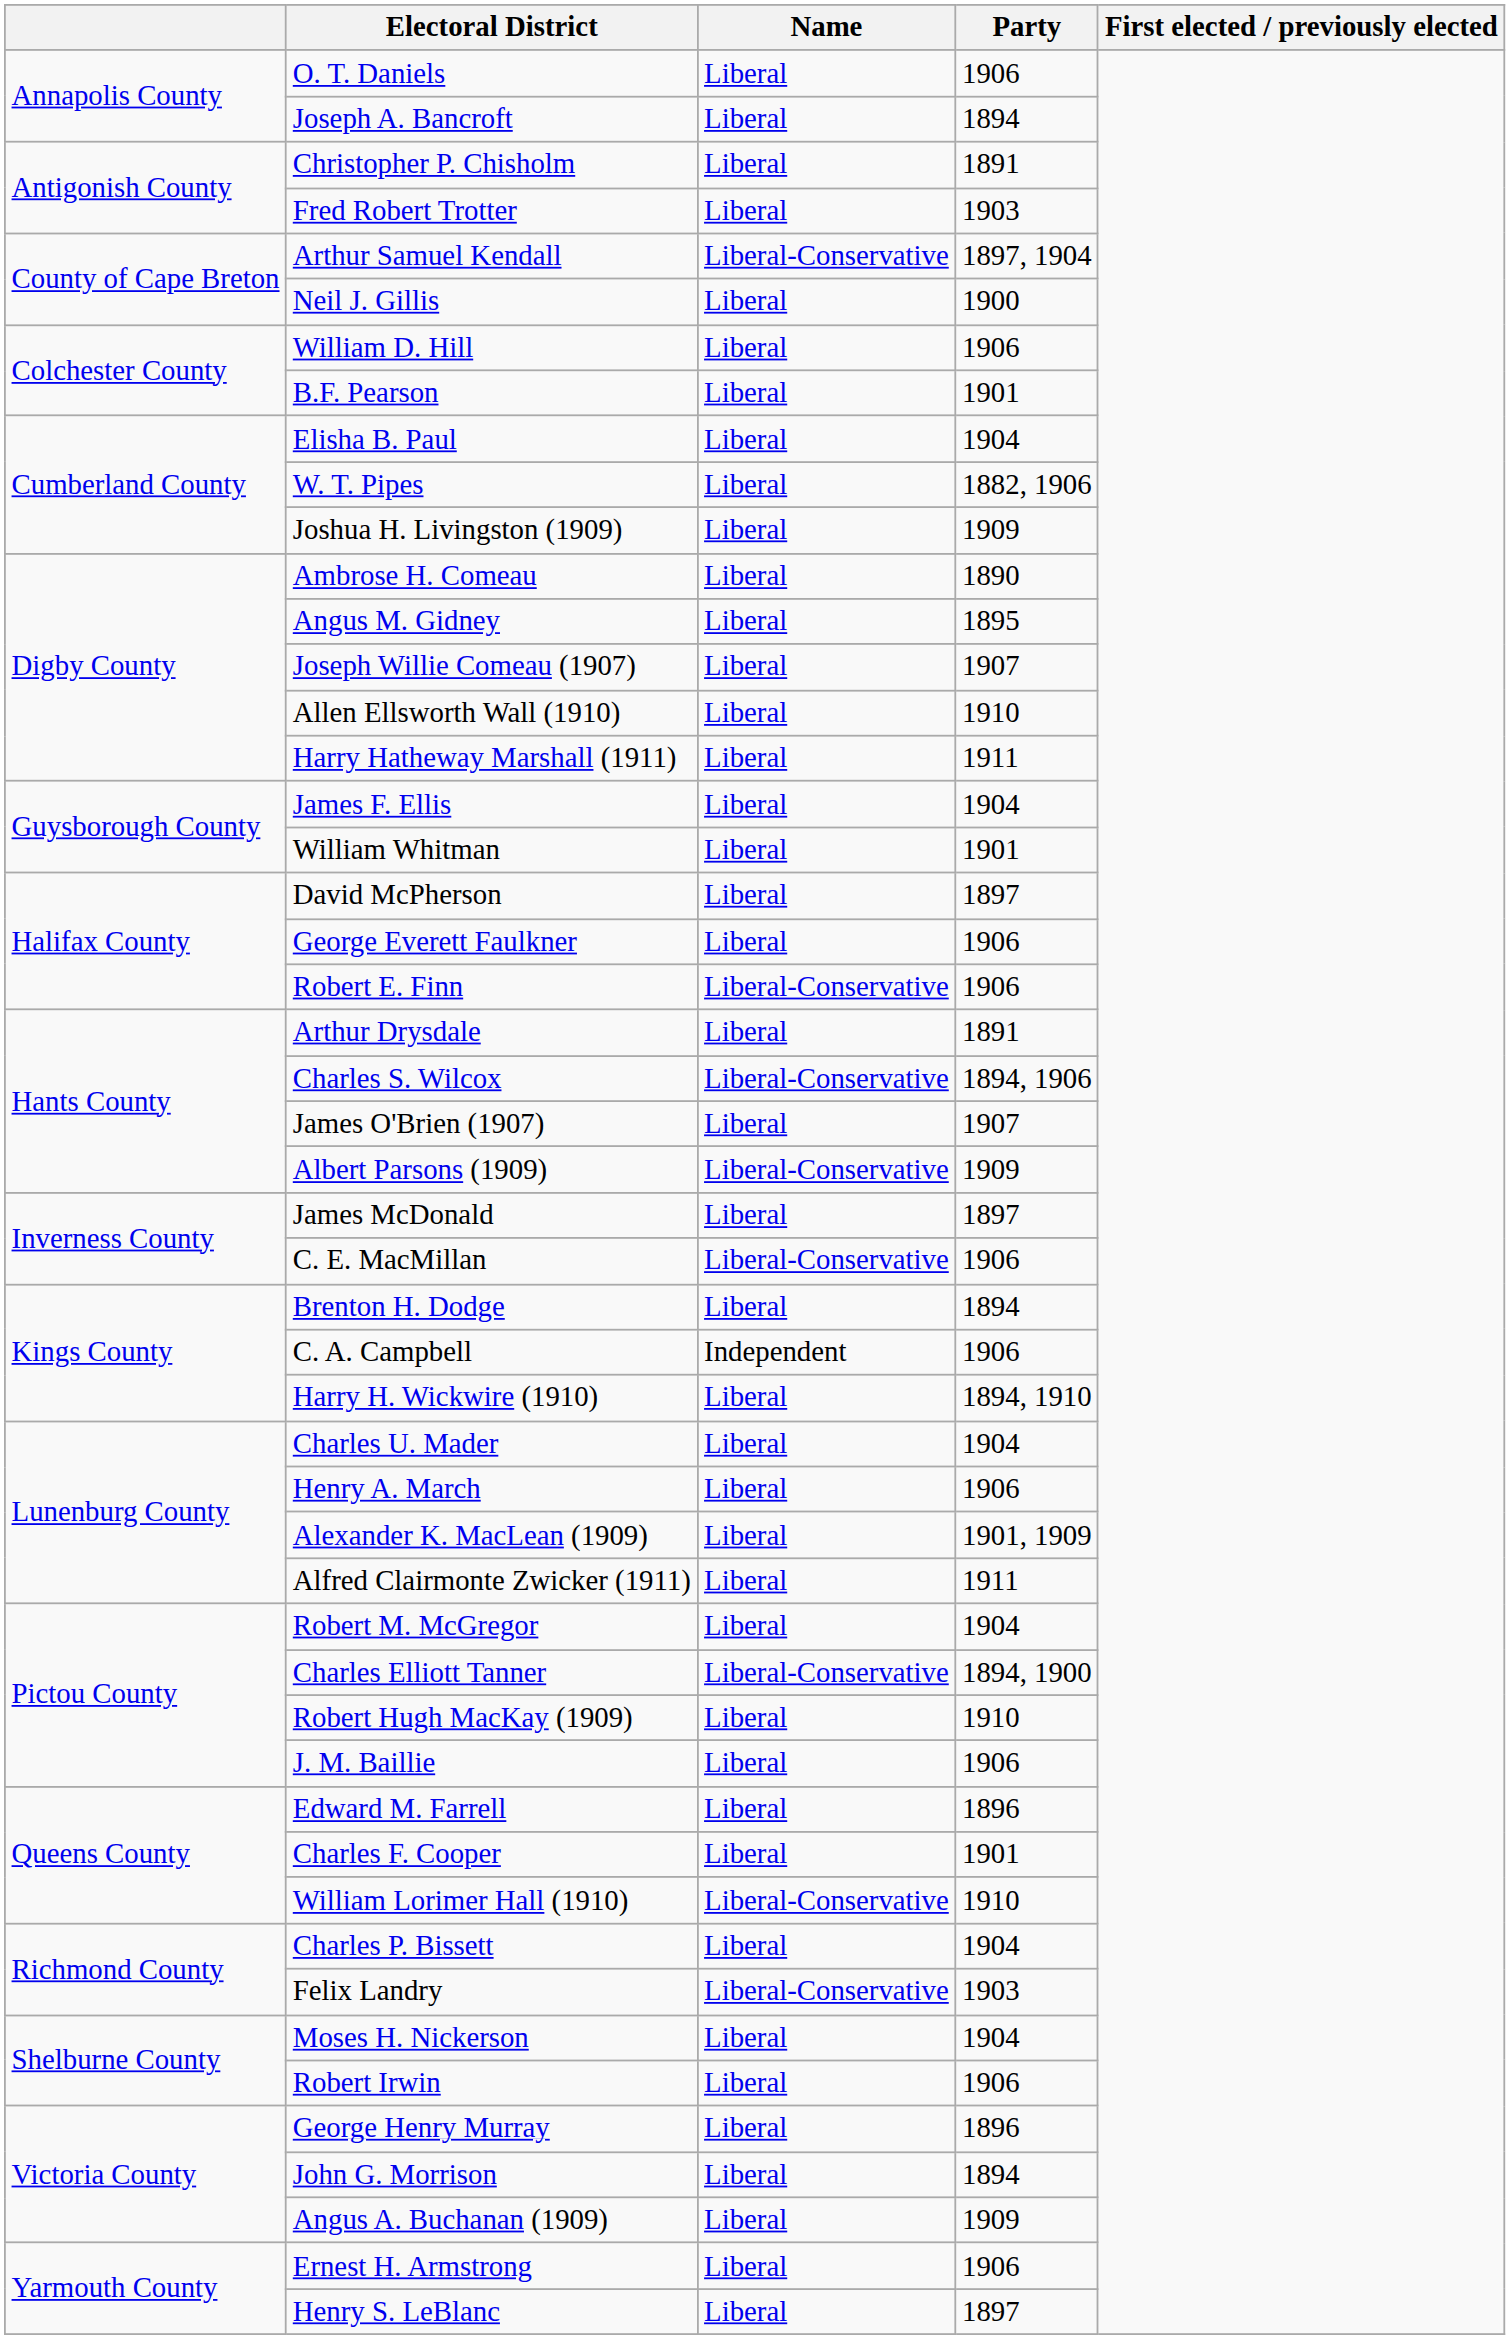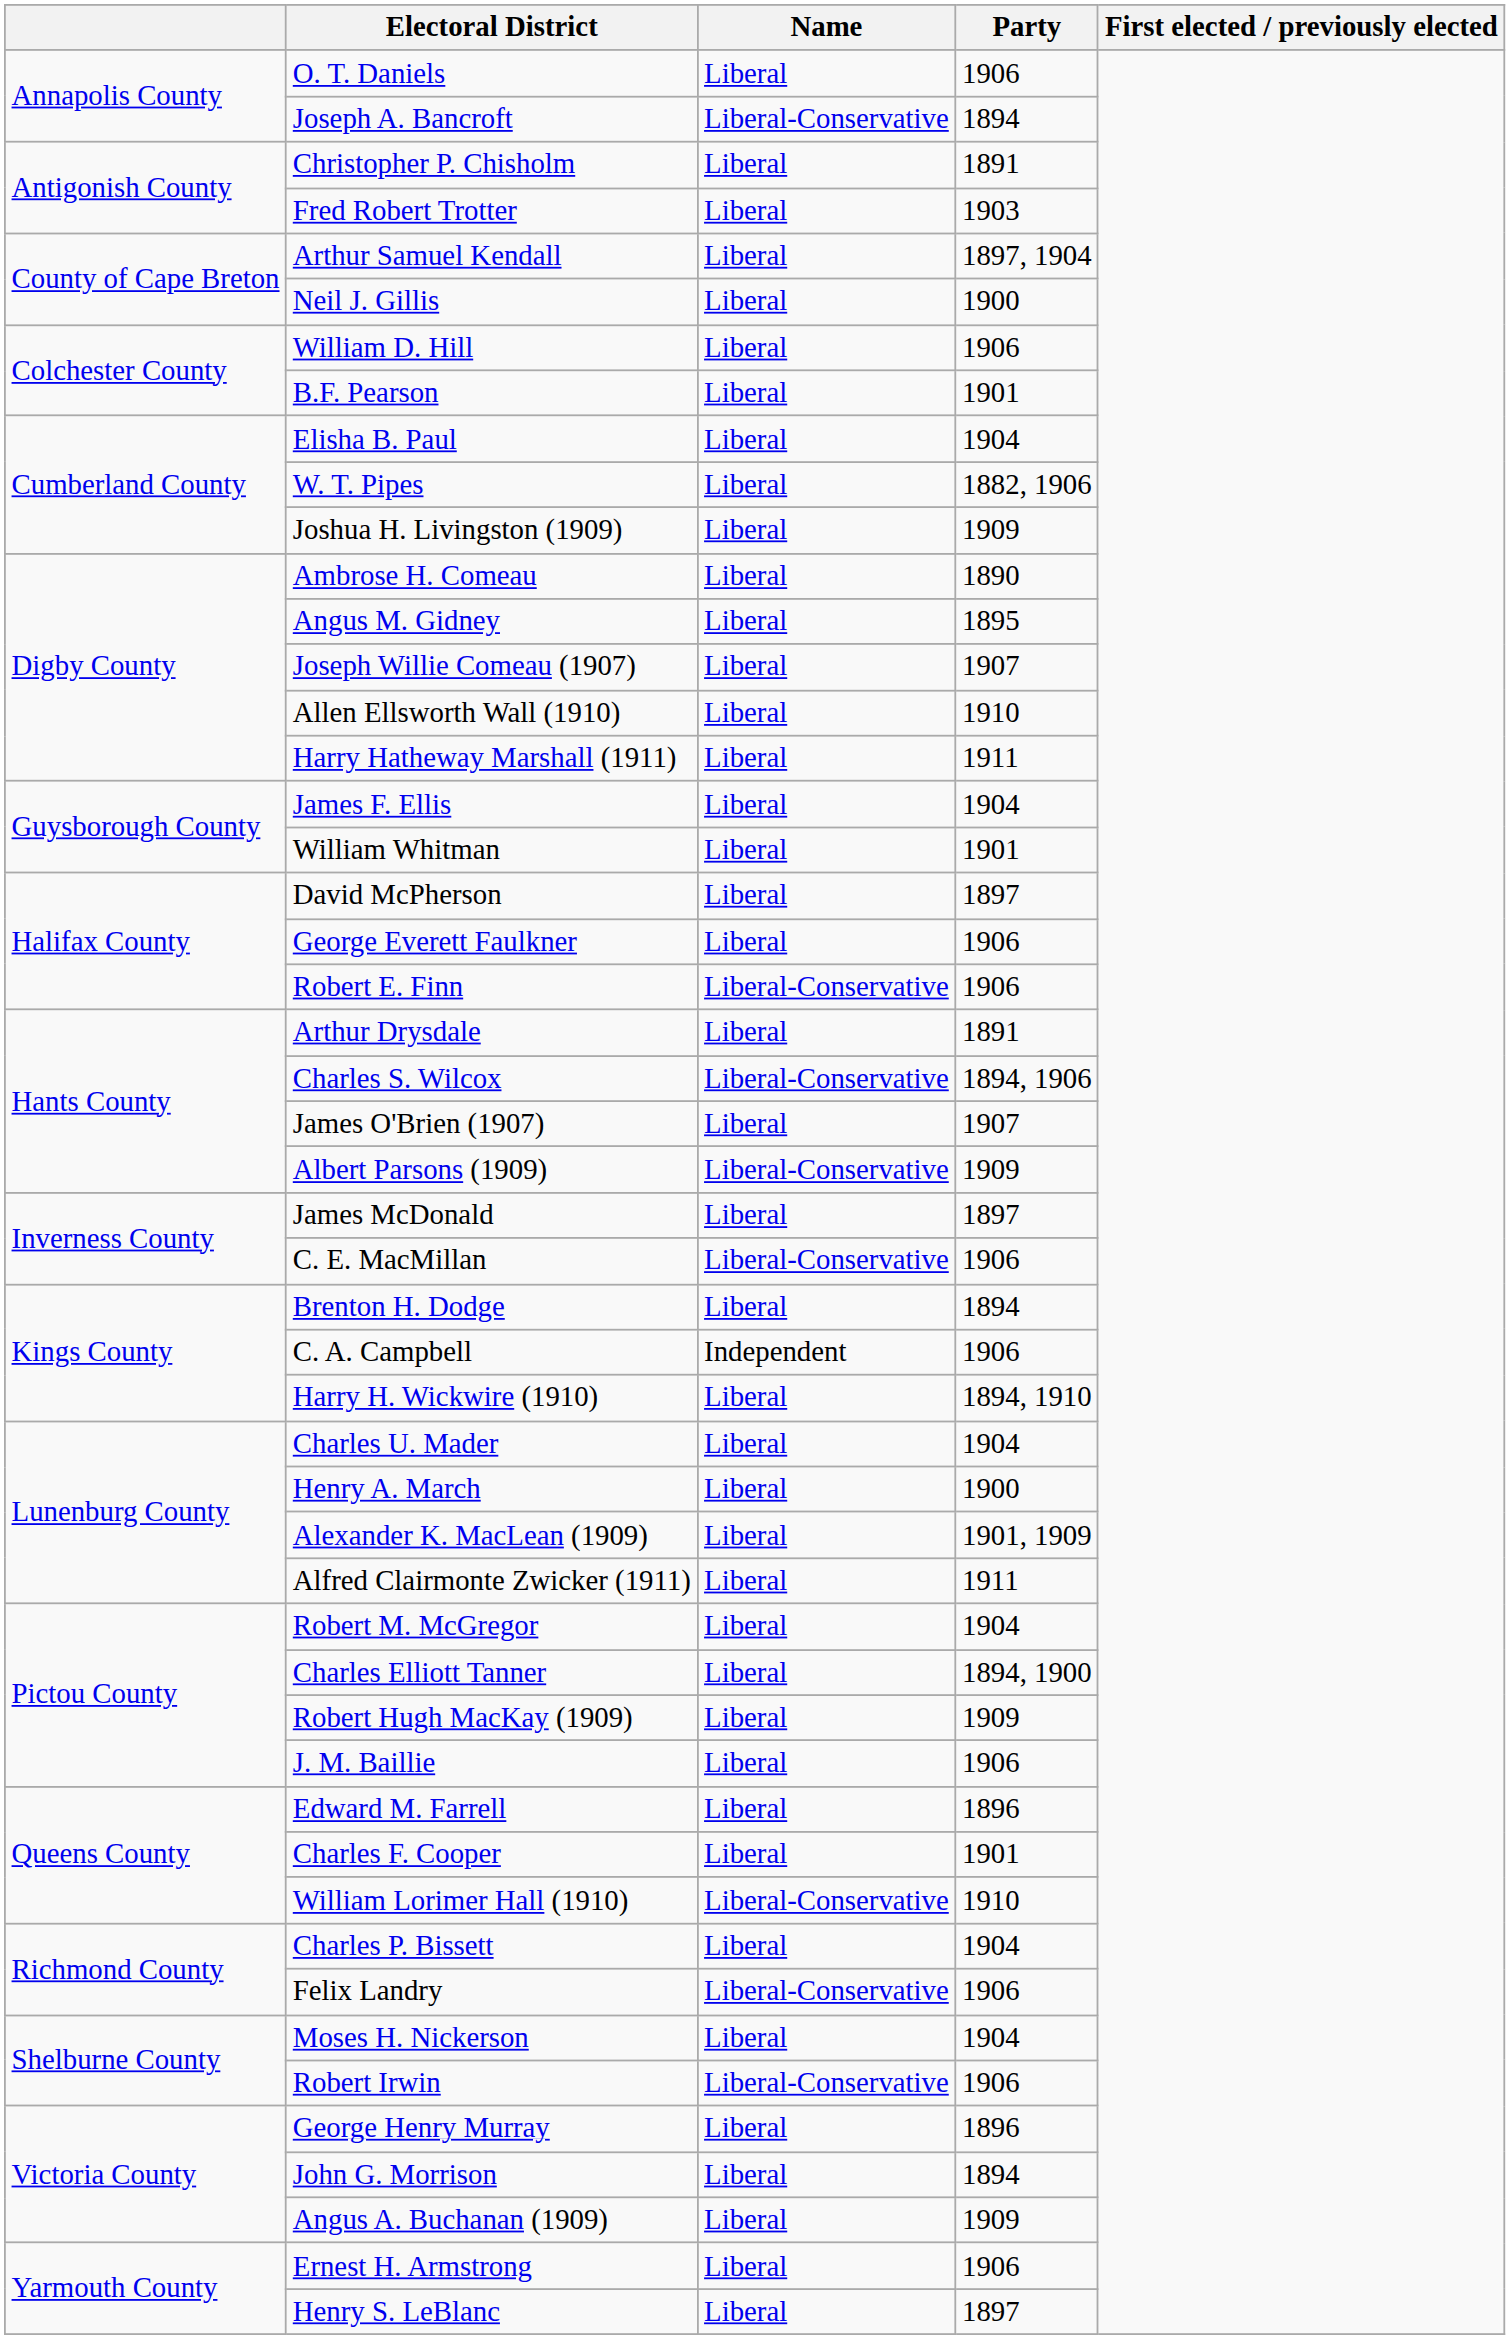(746, 118) Liberal -> (826, 118) Liberal-Conservative
(826, 255) Liberal-Conservative -> (746, 255) Liberal
(991, 1488) 1906 -> (991, 1488) 1900
(826, 1671) Liberal-Conservative -> (746, 1671) Liberal
(991, 1717) 1910 -> (991, 1717) 1909
(991, 1991) 1903 -> (991, 1991) 1906
(746, 2082) Liberal -> (826, 2082) Liberal-Conservative
